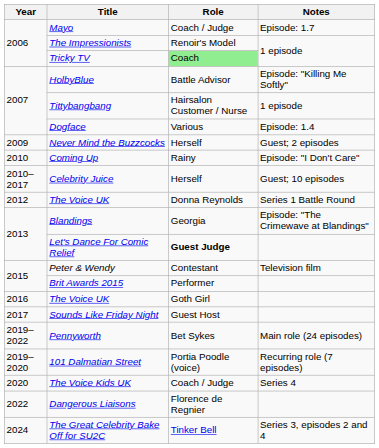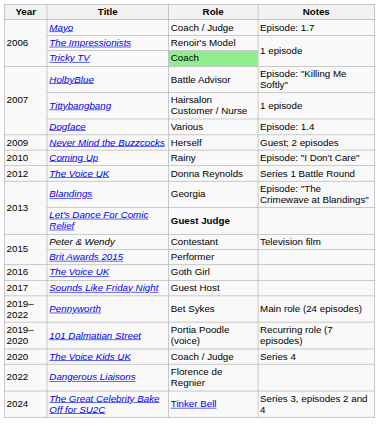- row: (20, 178)
